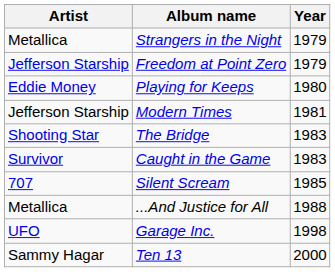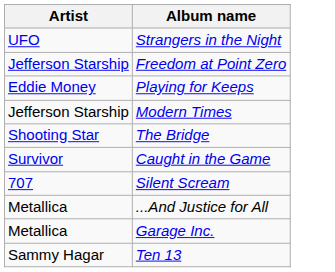- column: (310, 16)
(38, 40) Metallica -> (24, 40) UFO
(24, 231) UFO -> (38, 231) Metallica
